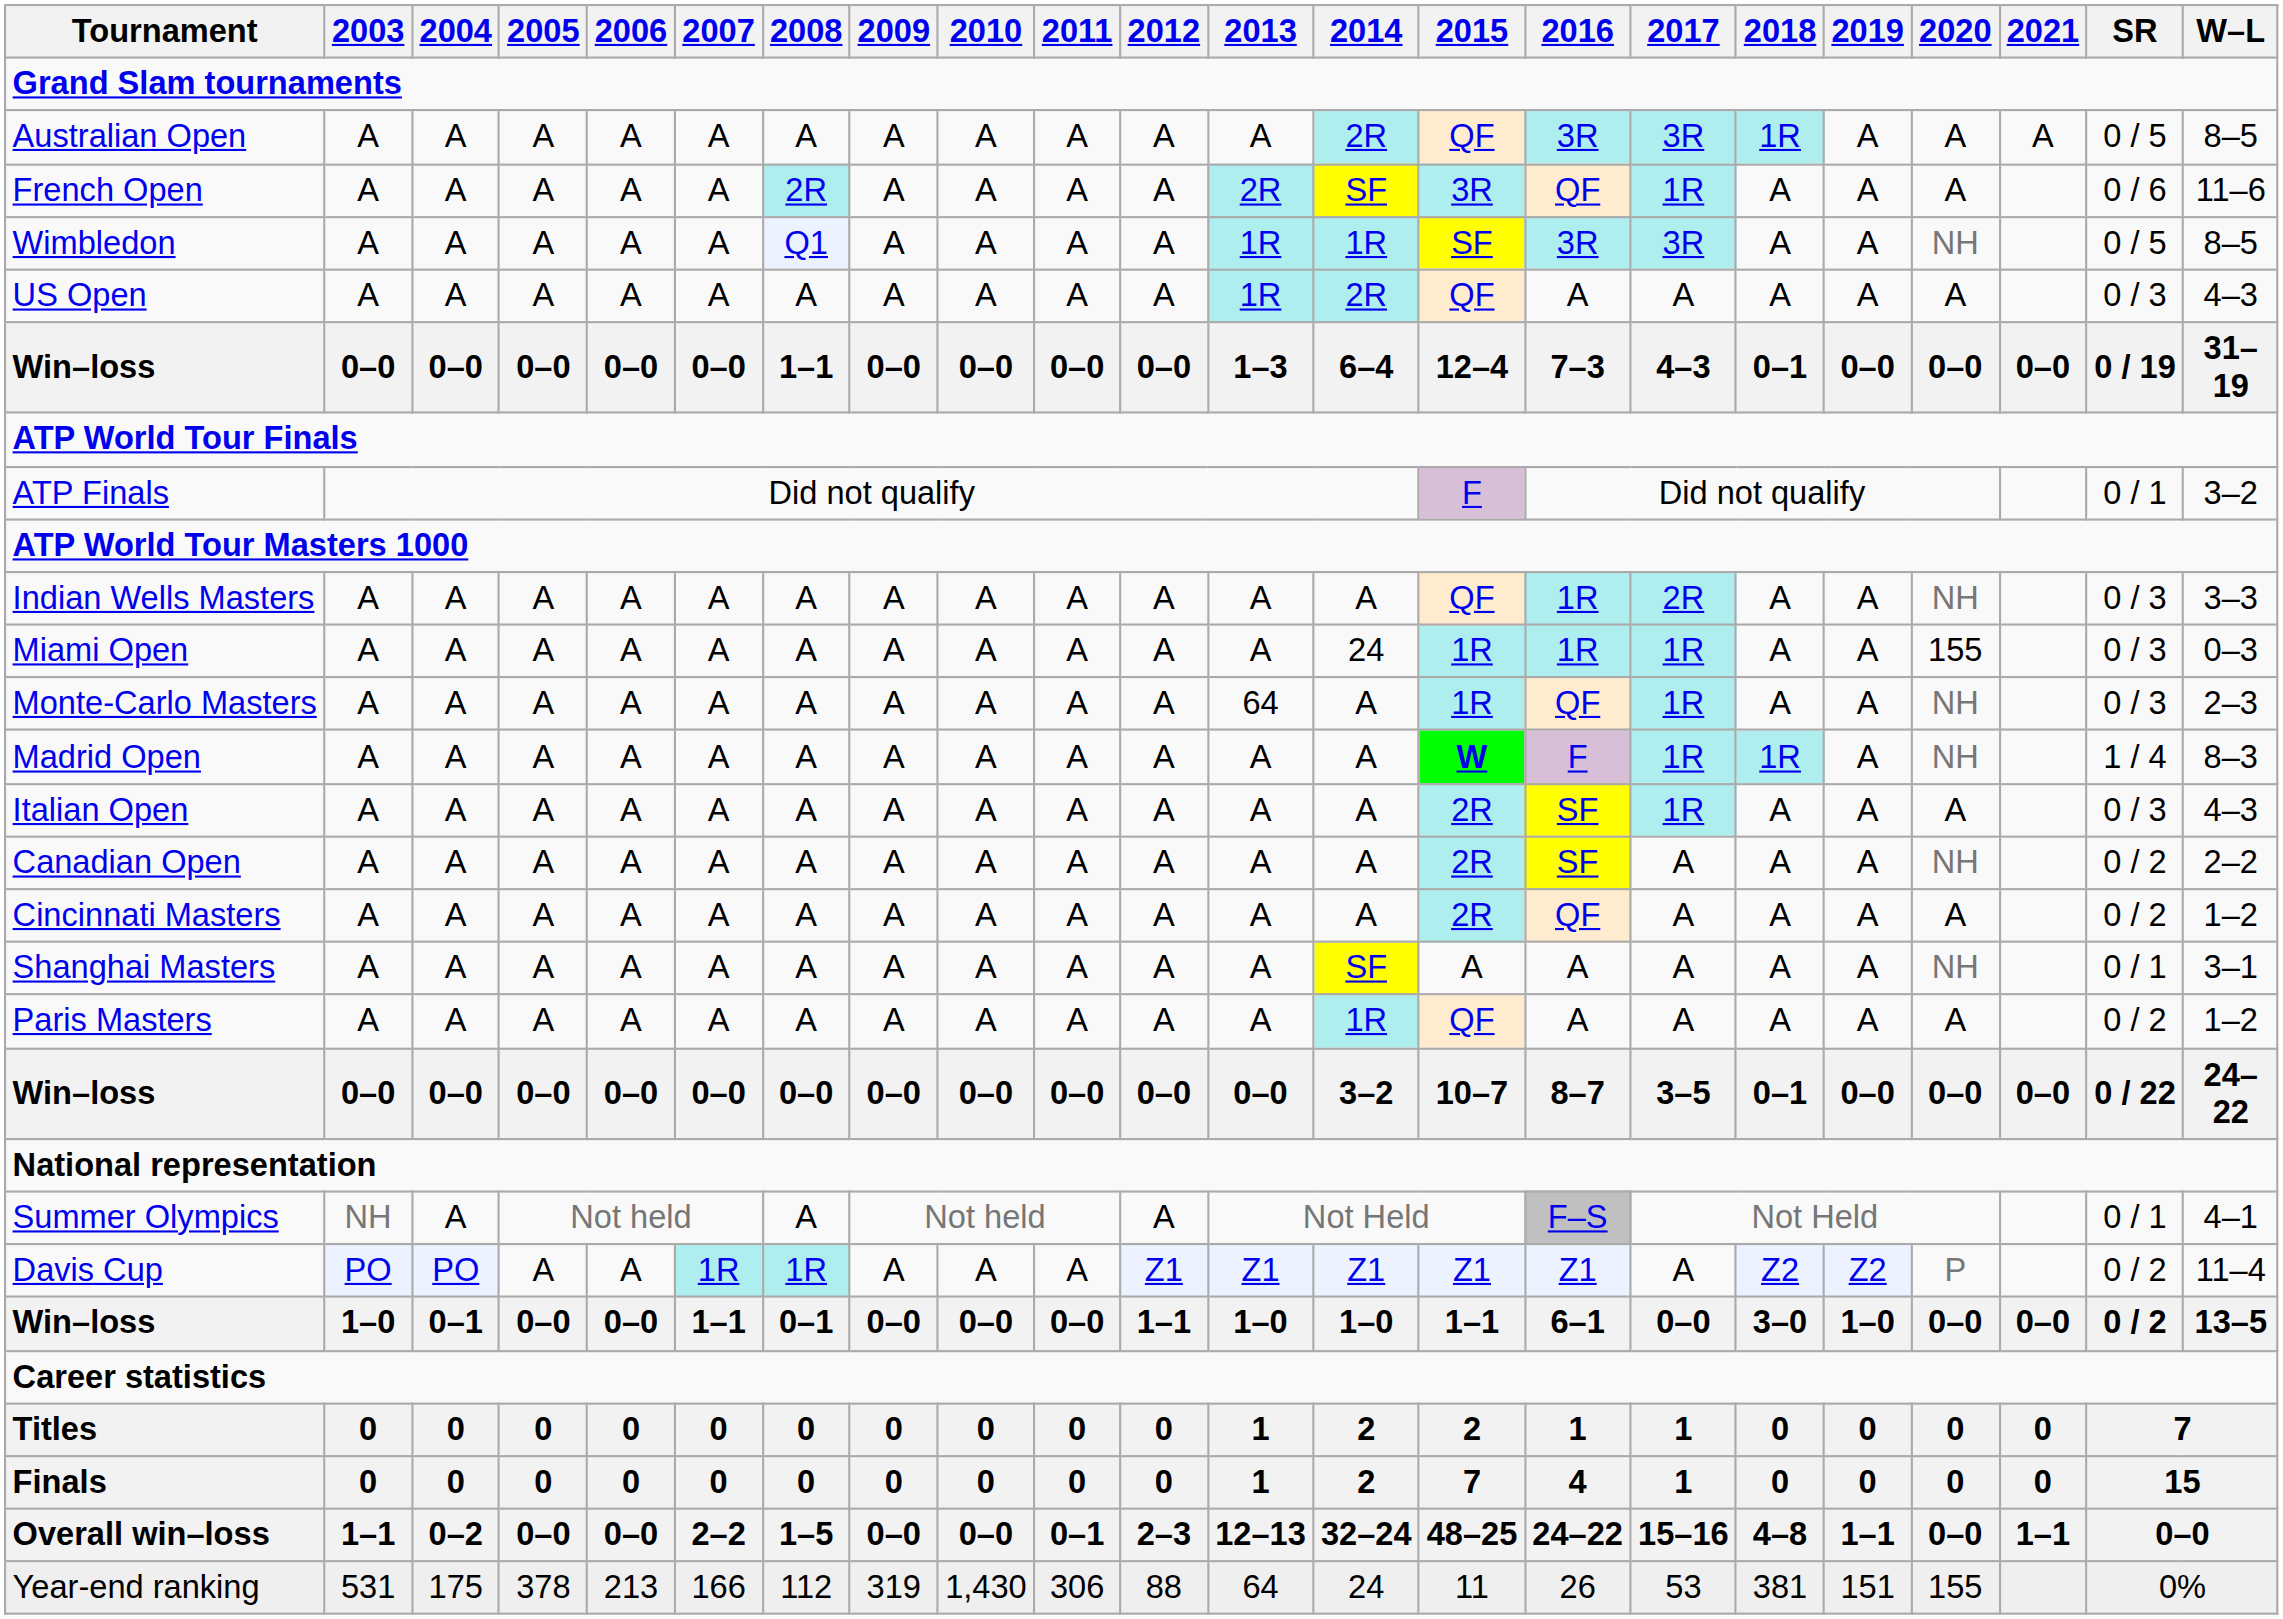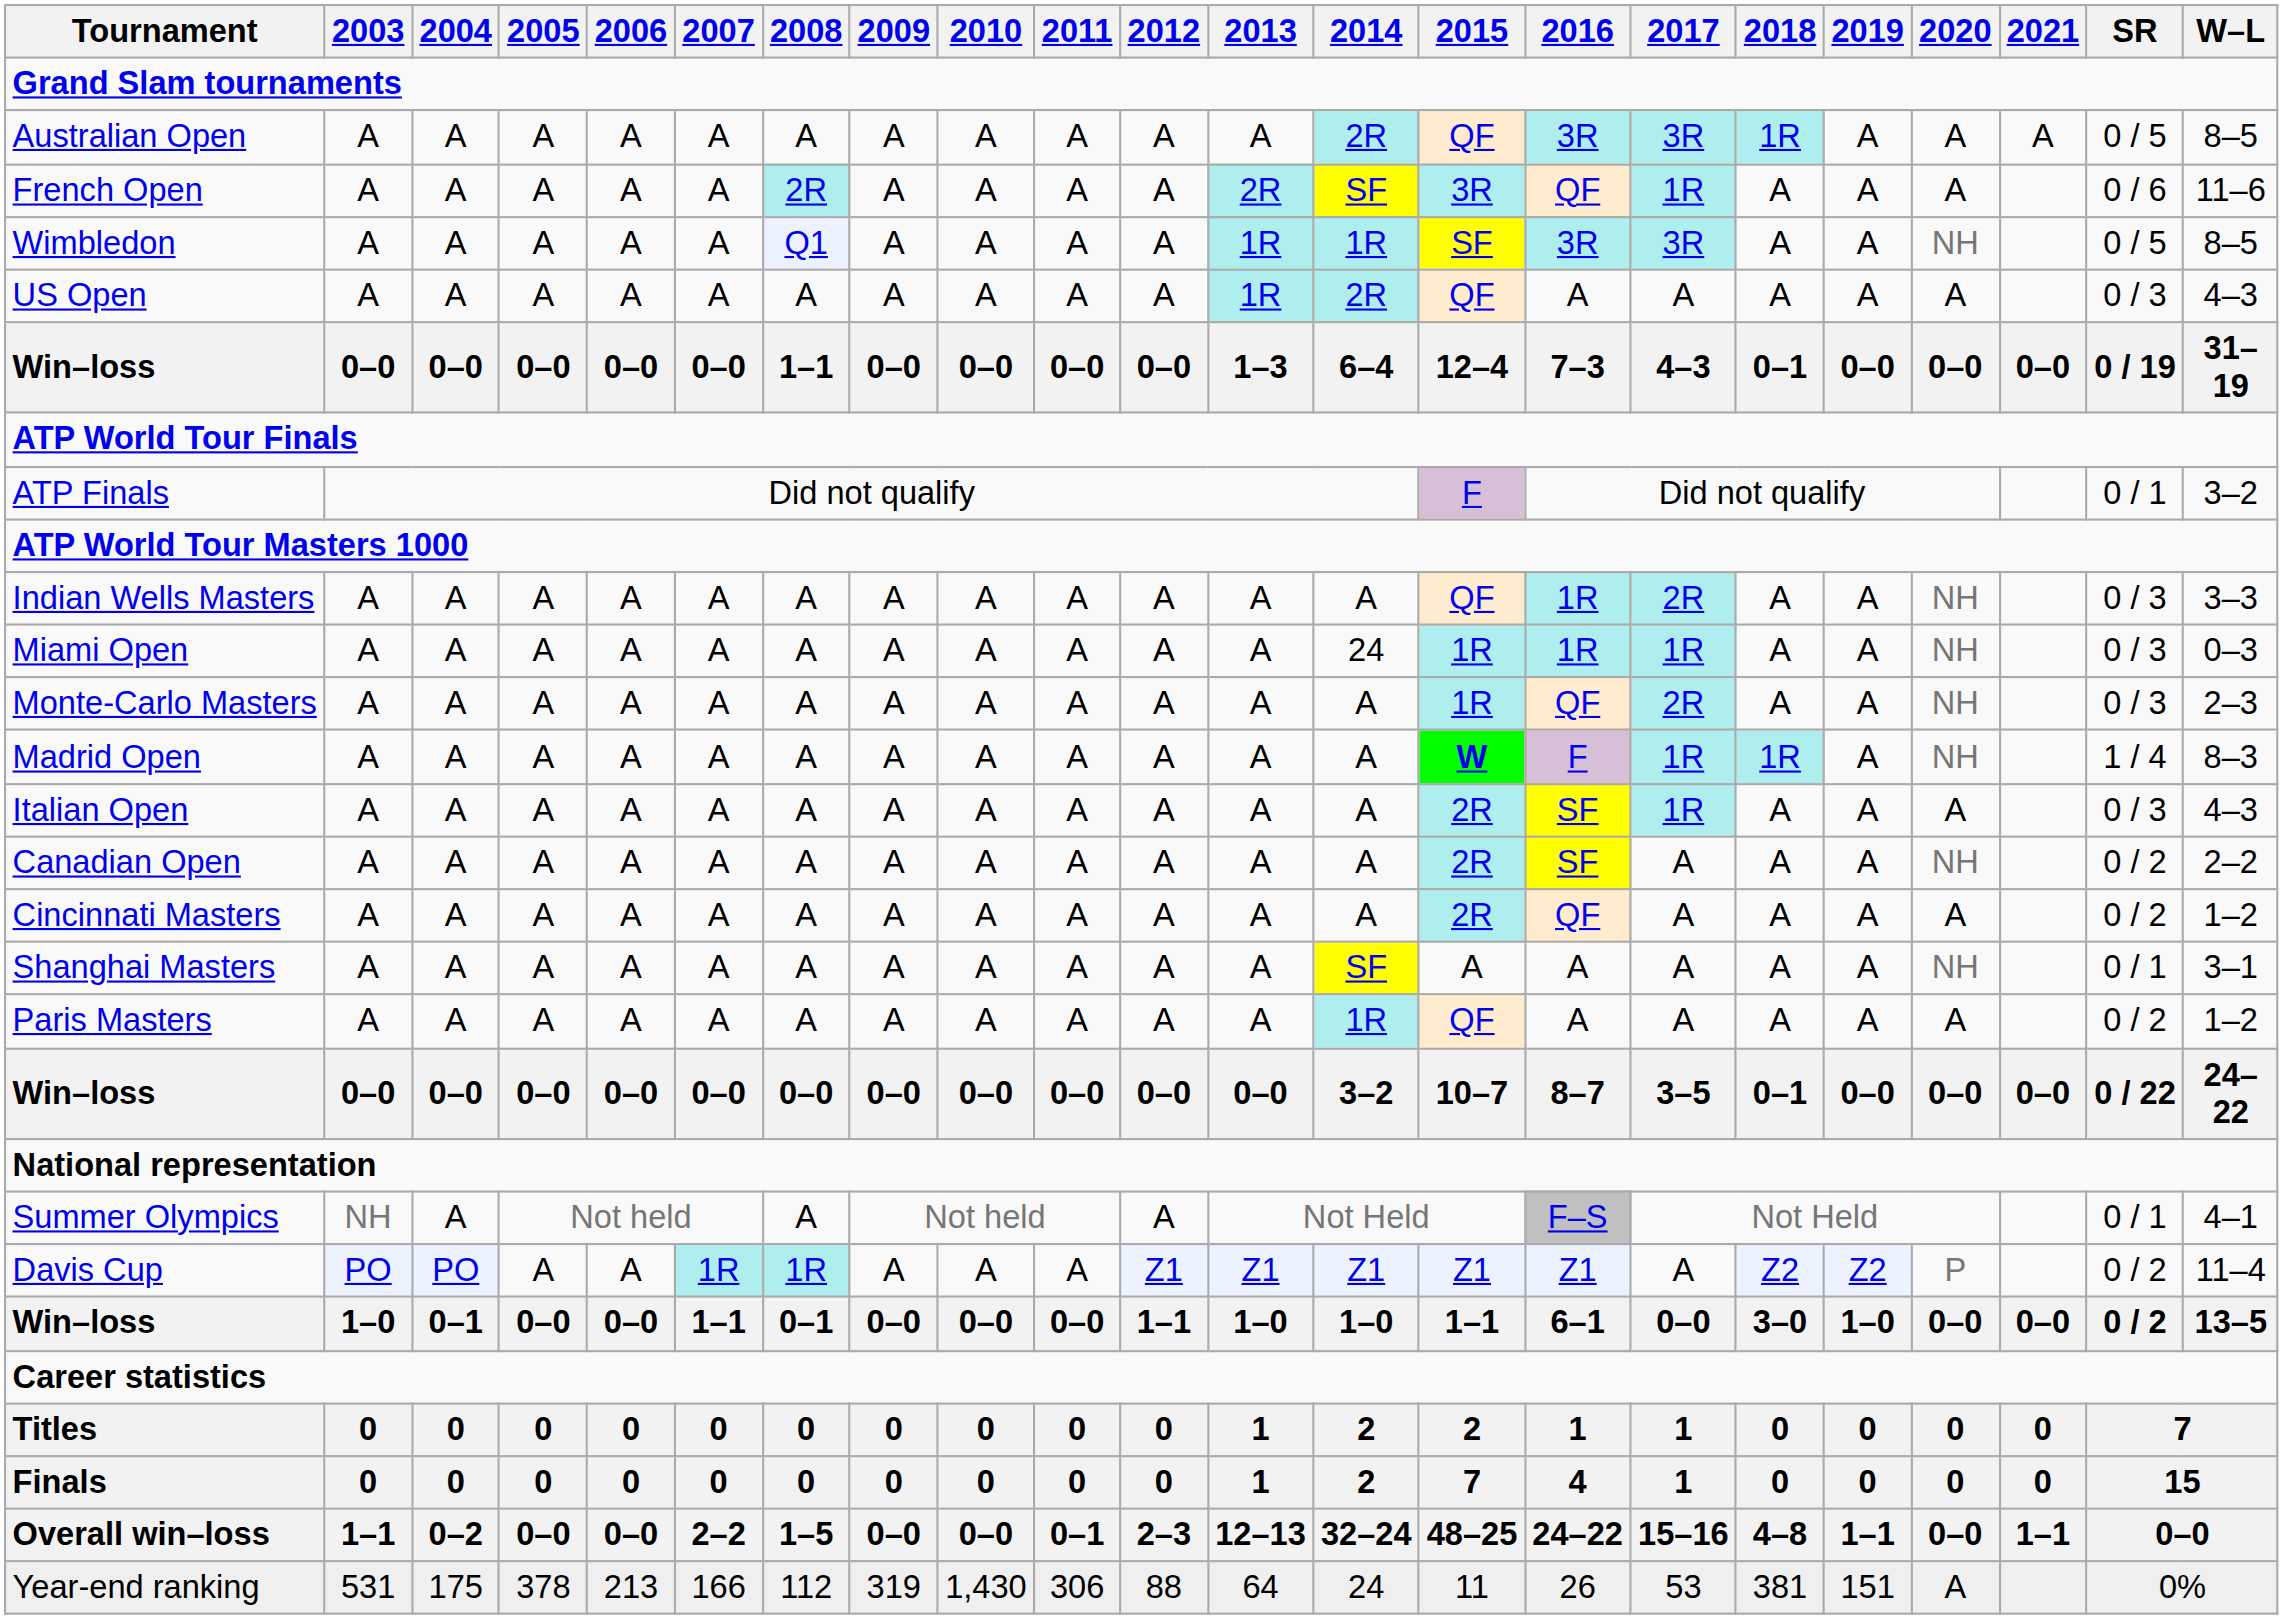(1955, 650) 155 -> (1955, 650) NH
(1261, 702) 64 -> (1261, 702) A
(1683, 702) 1R -> (1683, 702) 2R
(1955, 1587) 155 -> (1955, 1587) A
